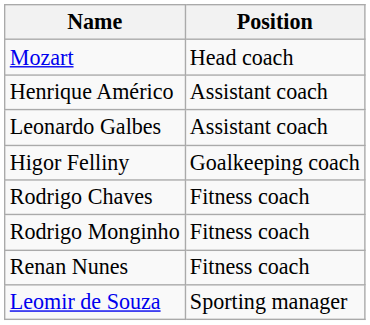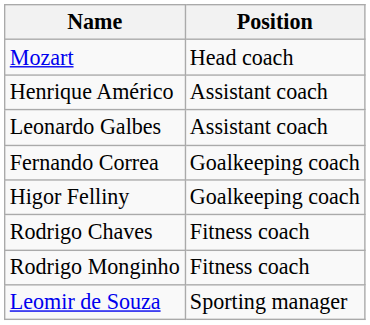+ row: (84, 162)
- row: (69, 267)
